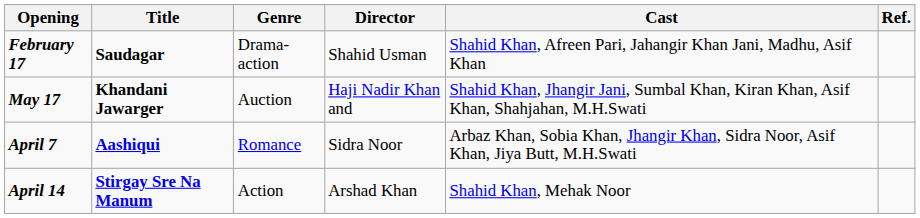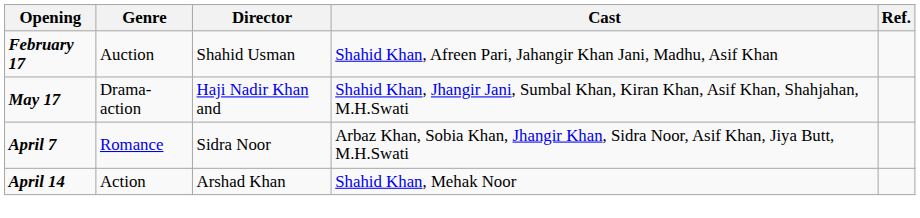- column: (163, 17)
(263, 53) Drama-action -> (127, 53) Auction
(265, 99) Auction -> (126, 99) Drama-action
